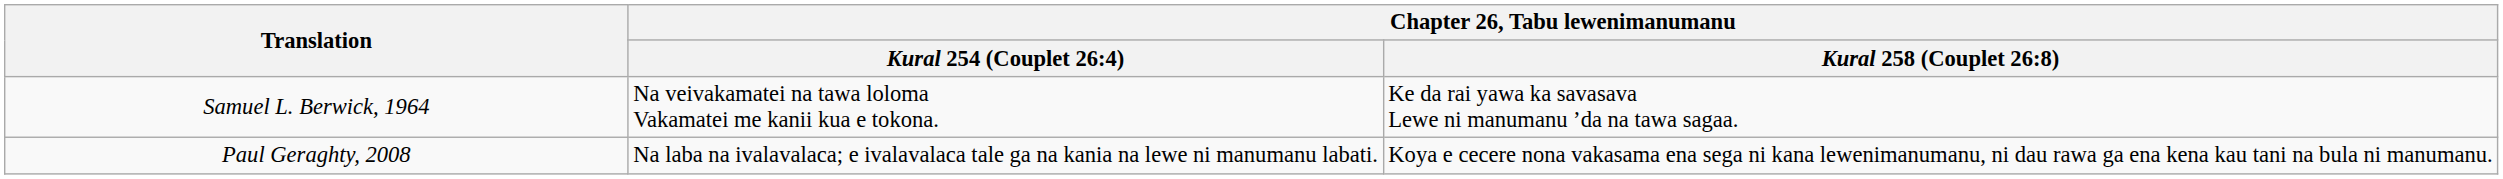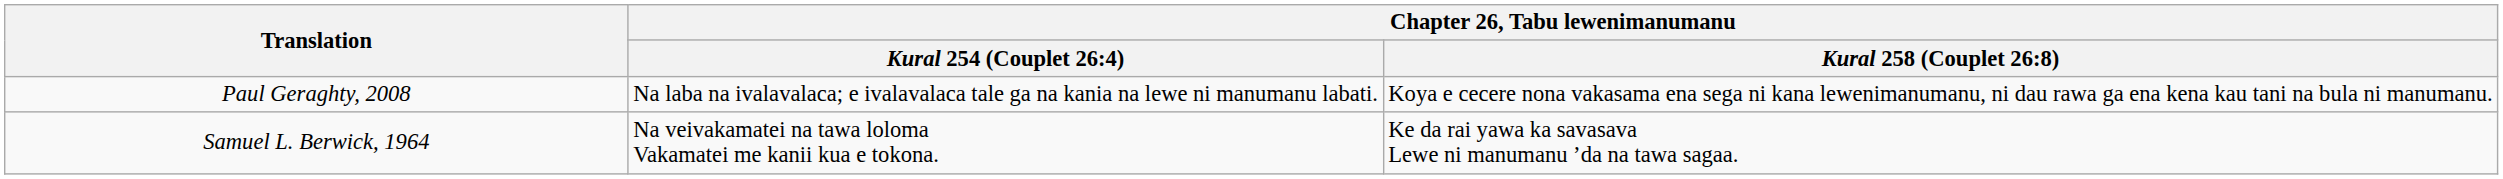rows swapped: (316, 106) <-> (316, 155)
